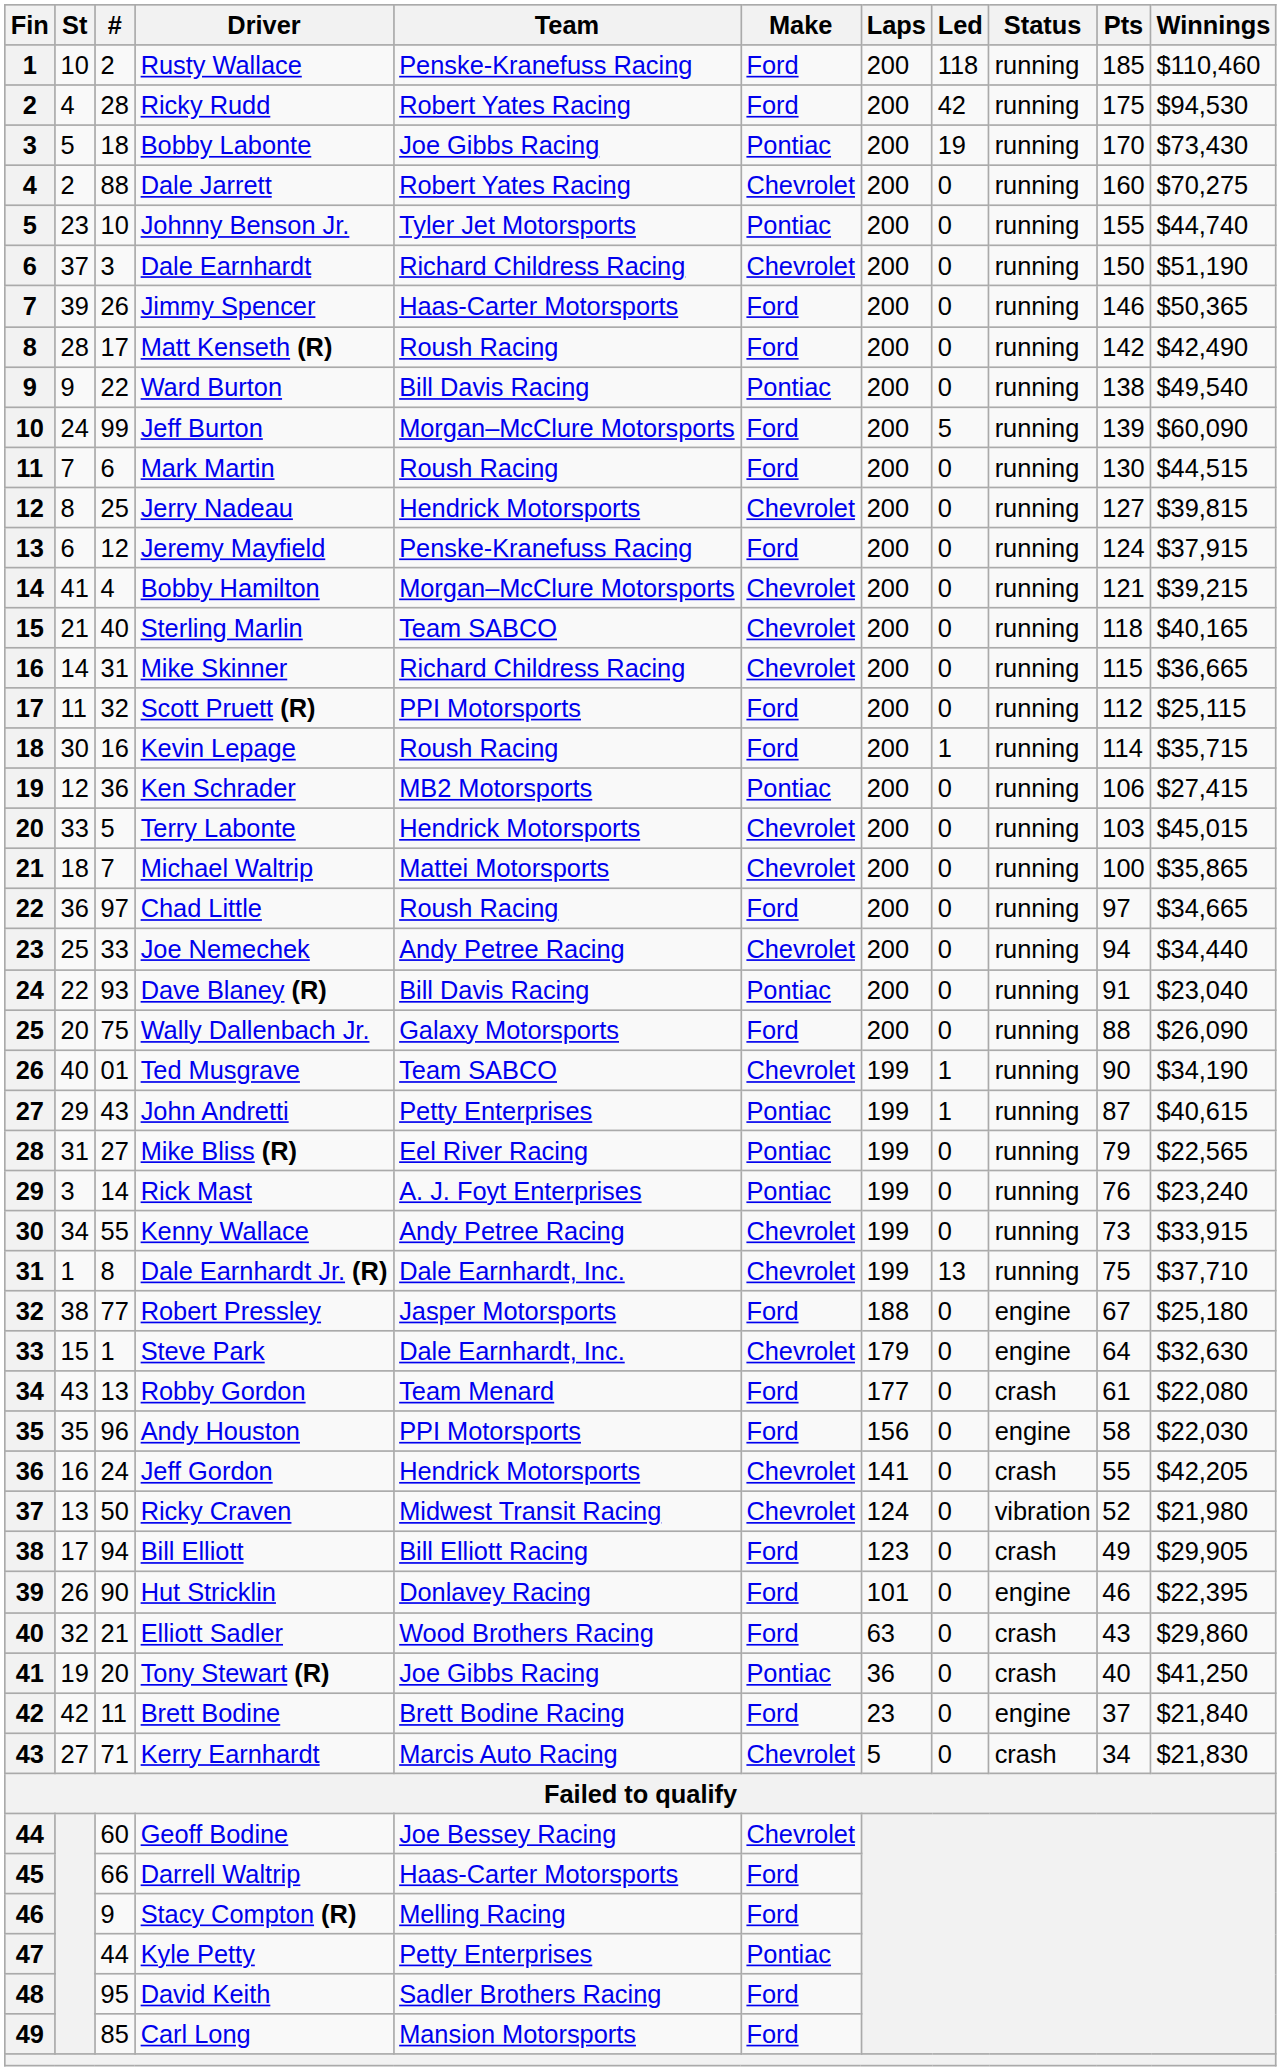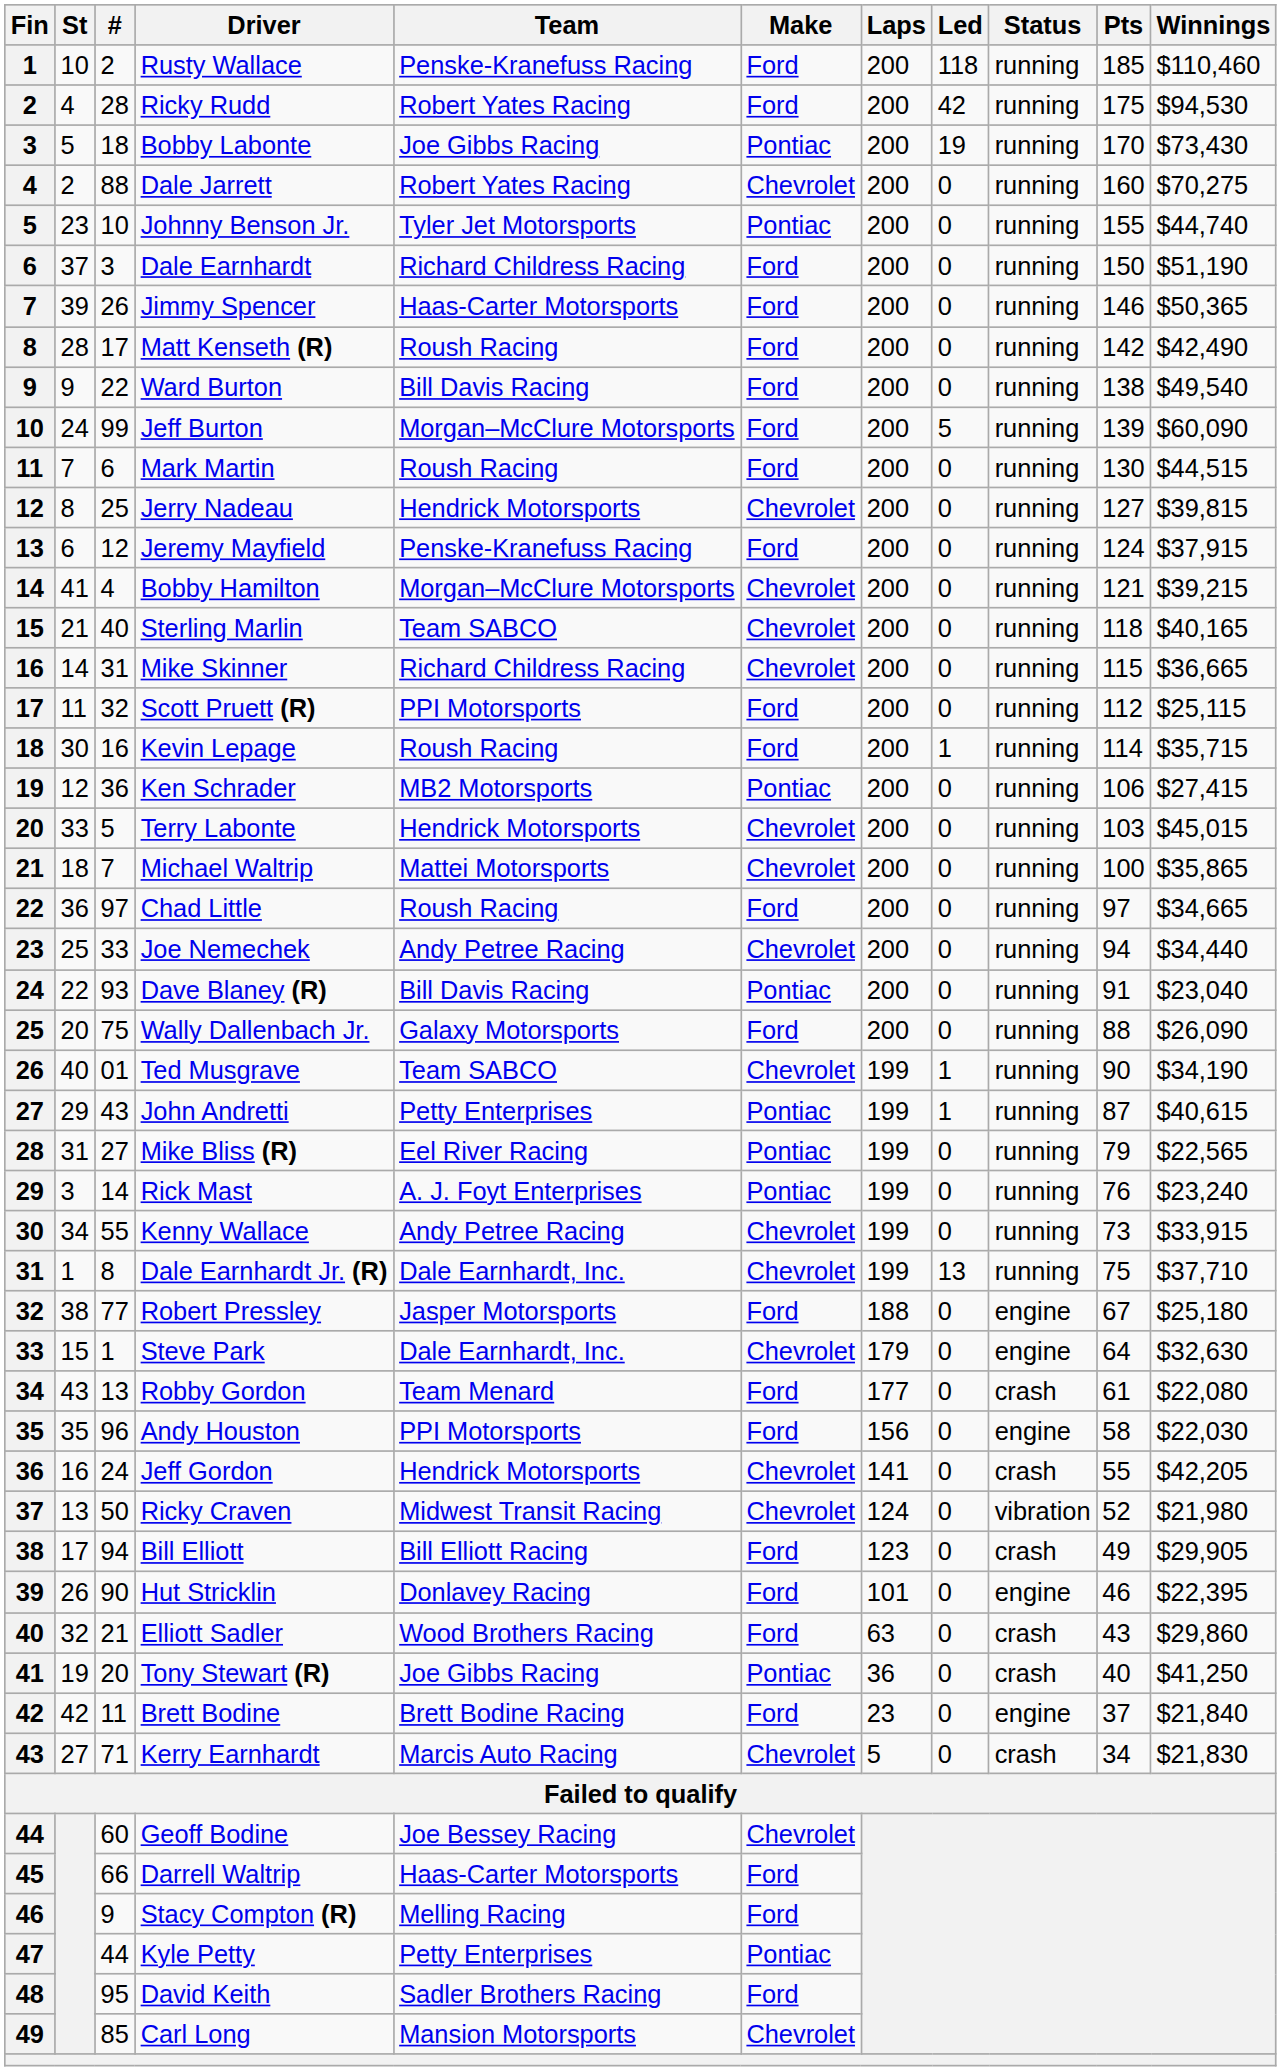(801, 266) Chevrolet -> (773, 266) Ford
(789, 387) Pontiac -> (773, 387) Ford
(773, 2034) Ford -> (801, 2034) Chevrolet
